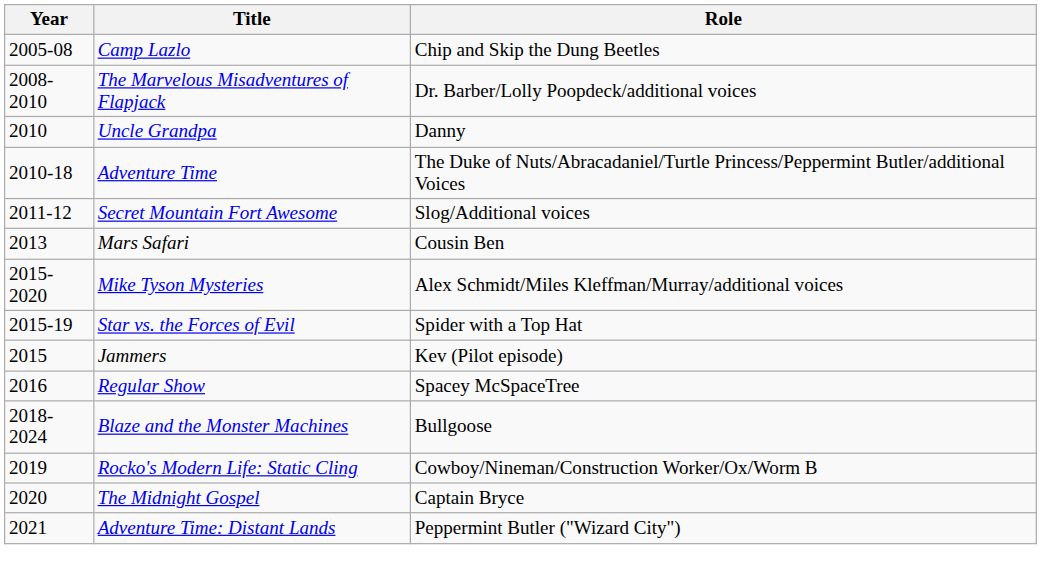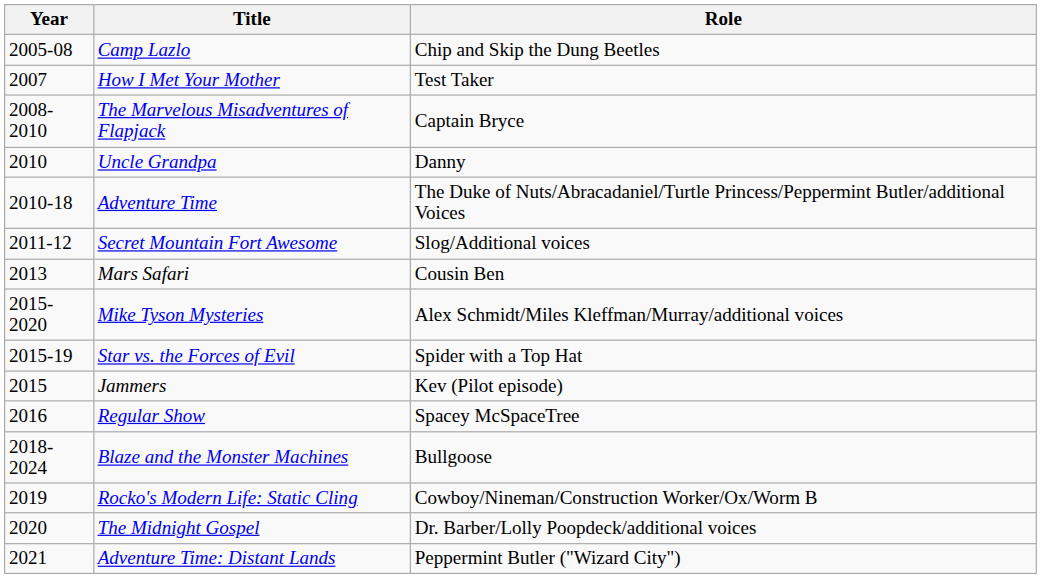+ row: (189, 79)
(586, 90) Dr. Barber/Lolly Poopdeck/additional voices -> (469, 120) Captain Bryce
(469, 497) Captain Bryce -> (586, 528) Dr. Barber/Lolly Poopdeck/additional voices
